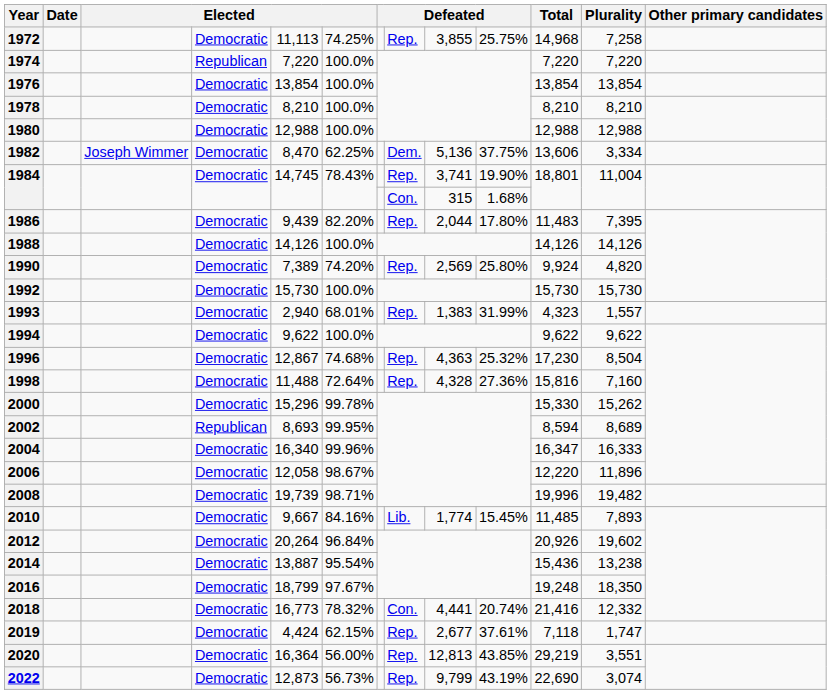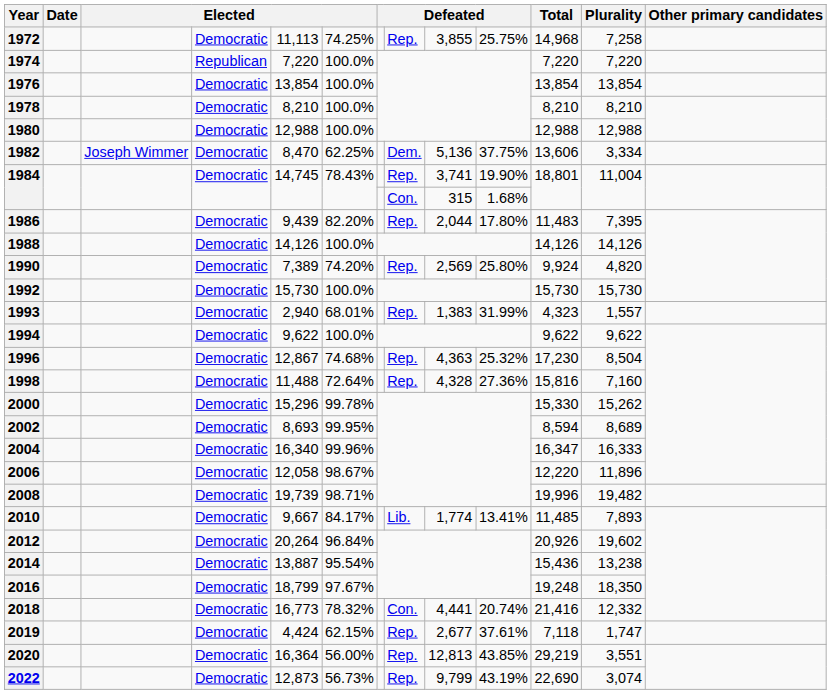(231, 426) Republican -> (231, 426) Democratic
(350, 518) 84.16% -> (350, 518) 84.17%
(503, 518) 15.45% -> (503, 518) 13.41%
